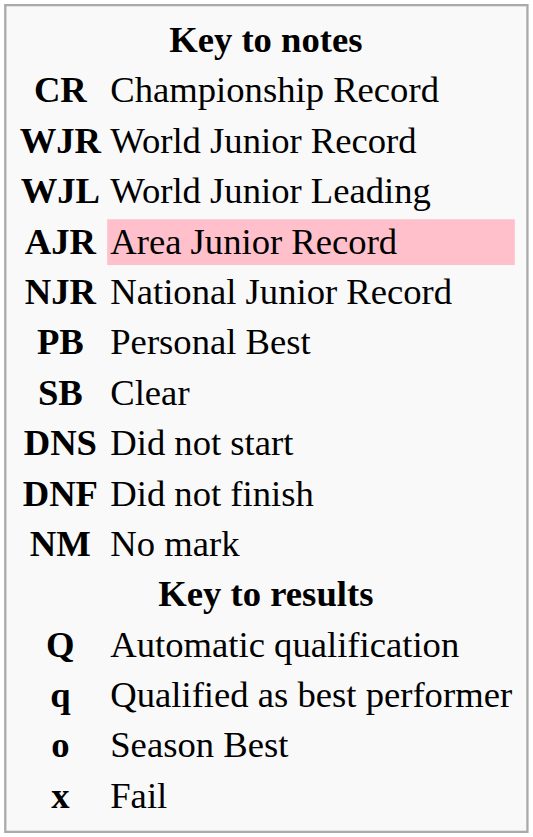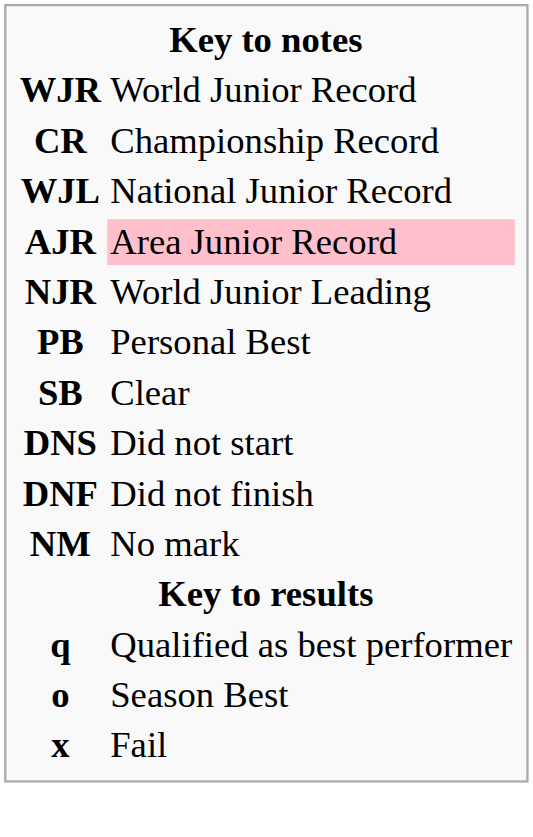rows swapped: (60, 141) <-> (60, 90)
(271, 191) World Junior Leading -> (281, 191) National Junior Record
(281, 292) National Junior Record -> (271, 292) World Junior Leading
- row: (60, 644)
